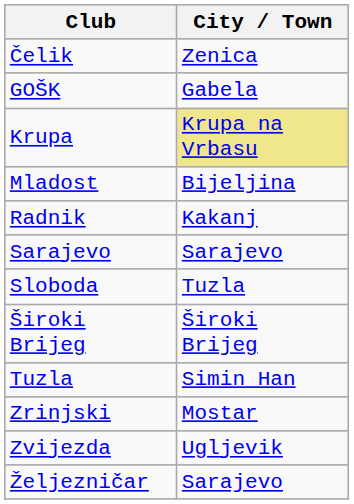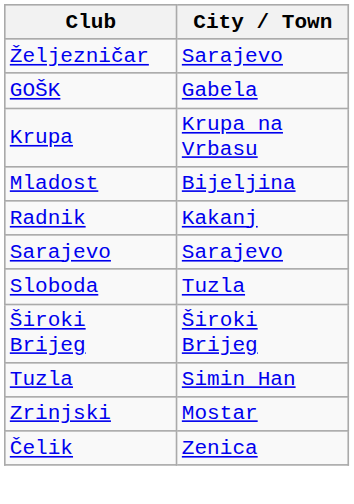rows swapped: (41, 56) <-> (79, 482)
(232, 137) khaki background -> (232, 137) no background
- row: (60, 448)
